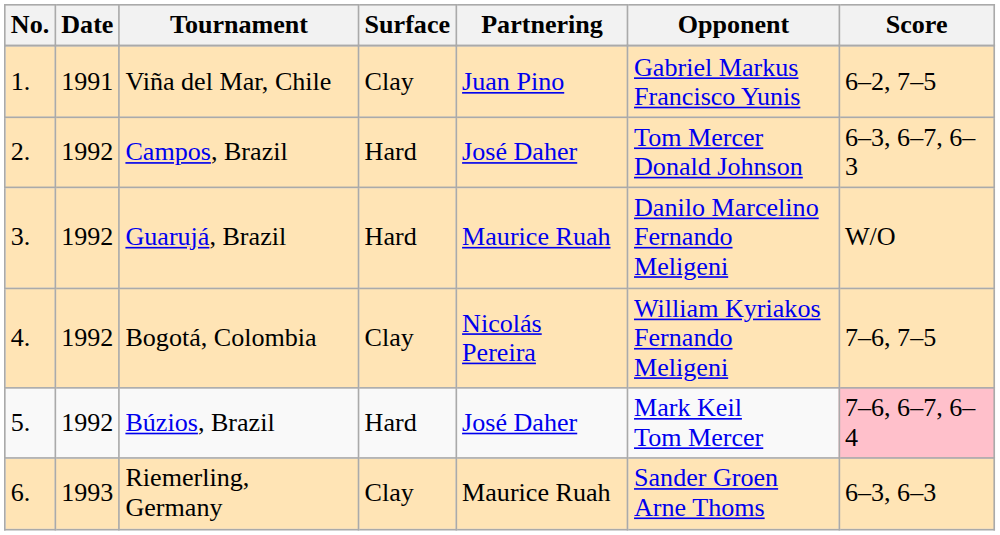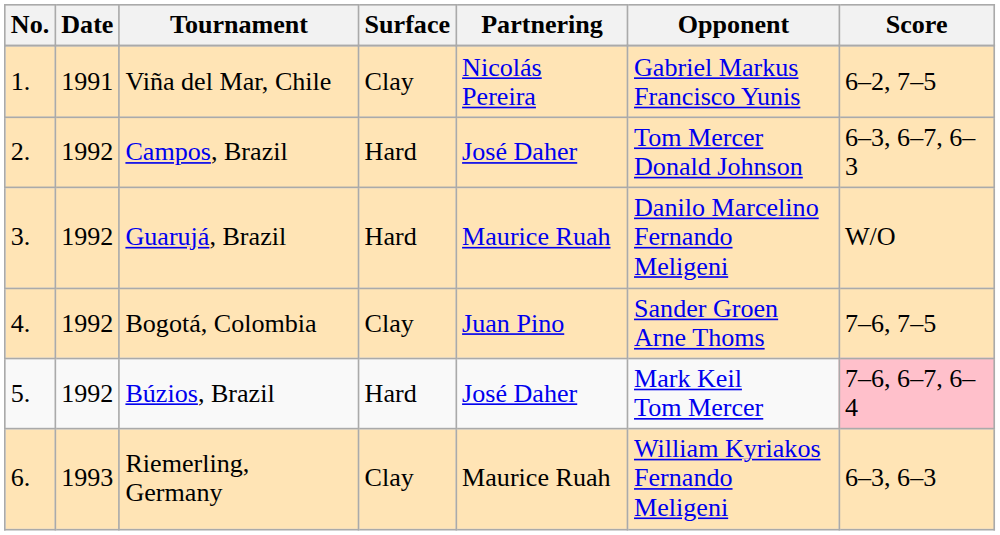(513, 81) Juan Pino -> (502, 81) Nicolás Pereira
(502, 337) Nicolás Pereira -> (513, 322) Juan Pino
(727, 337) William Kyriakos Fernando Meligeni -> (706, 322) Sander Groen Arne Thoms
(706, 493) Sander Groen Arne Thoms -> (727, 478) William Kyriakos Fernando Meligeni
